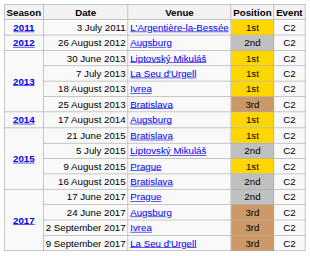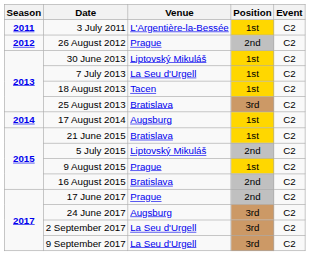(151, 43) Augsburg -> (146, 43) Prague
(141, 89) Ivrea -> (143, 89) Tacen
(141, 228) Ivrea -> (163, 228) La Seu d'Urgell
